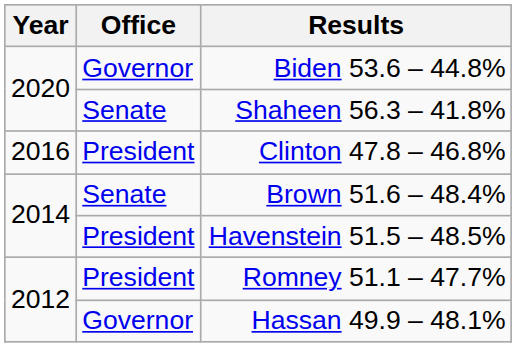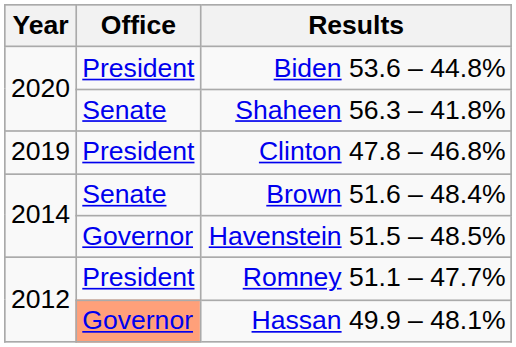(138, 67) Governor -> (138, 67) President
(40, 151) 2016 -> (40, 151) 2019
(138, 236) President -> (138, 236) Governor
(138, 320) no background -> (138, 320) lightsalmon background
